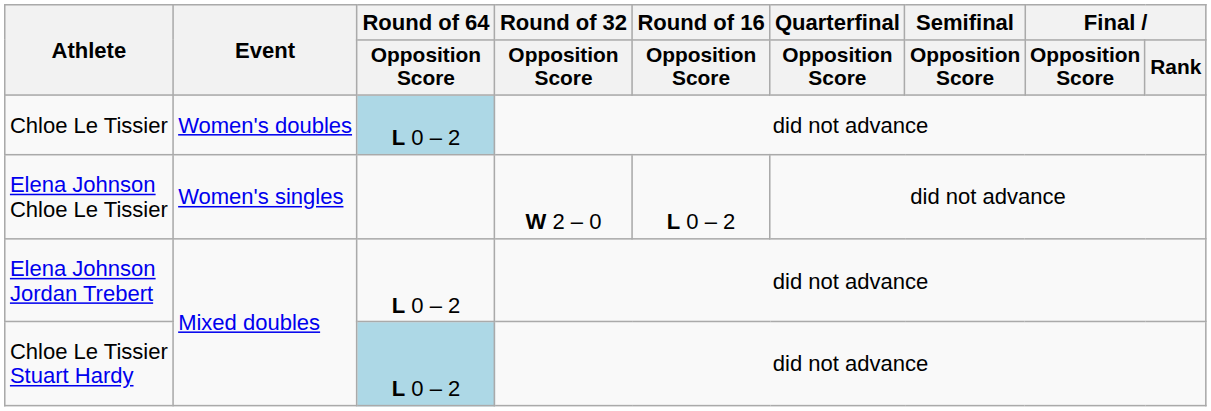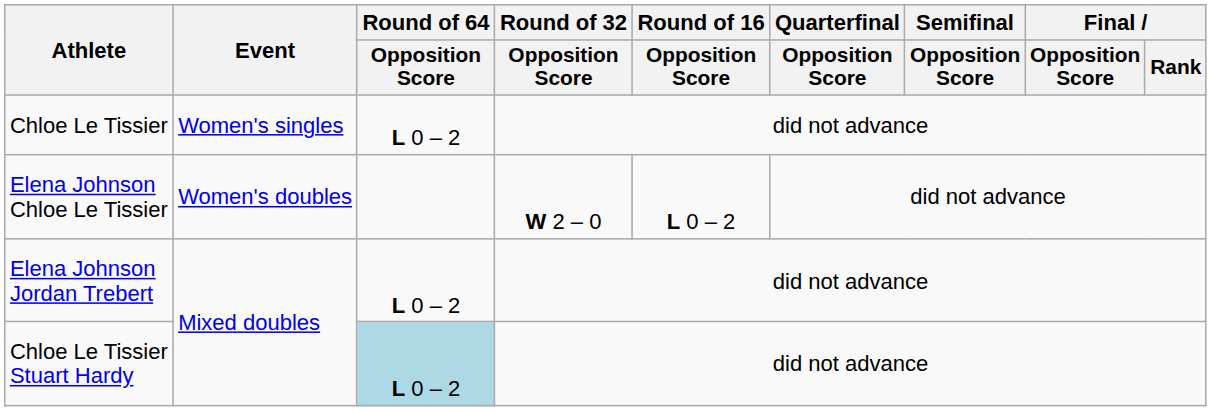(265, 125) Women's doubles -> (261, 125) Women's singles
(426, 138) lightblue background -> (426, 138) no background
(261, 197) Women's singles -> (265, 197) Women's doubles
